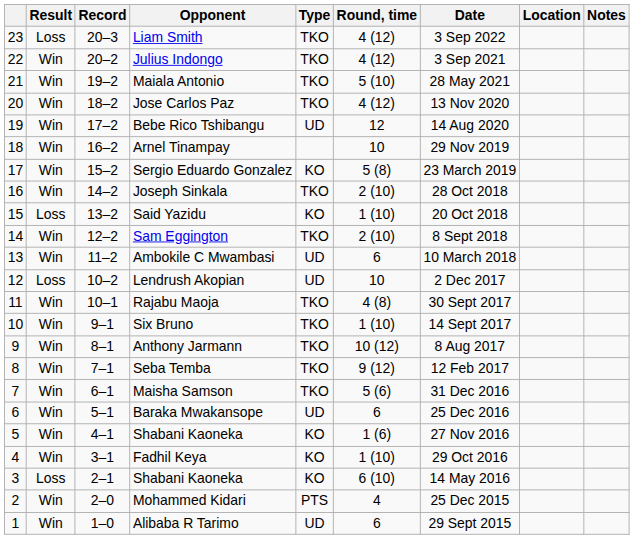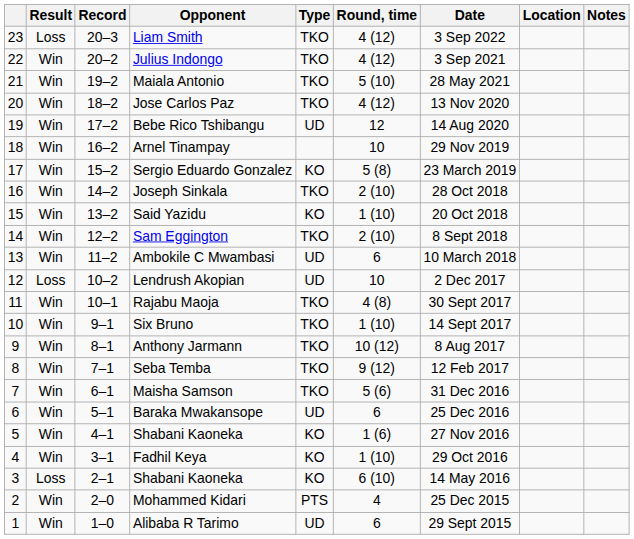(51, 214) Loss -> (51, 214) Win
